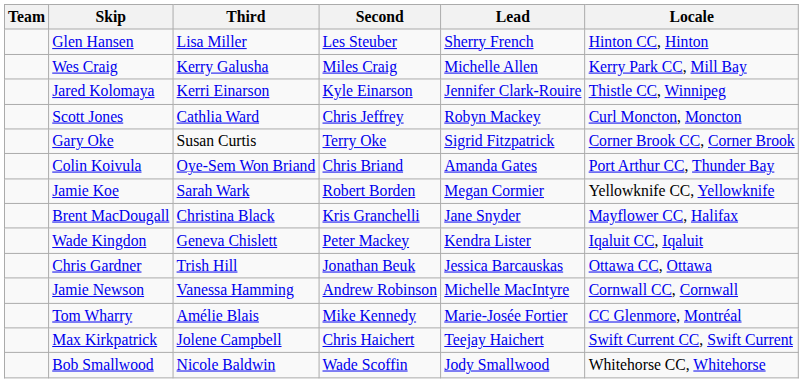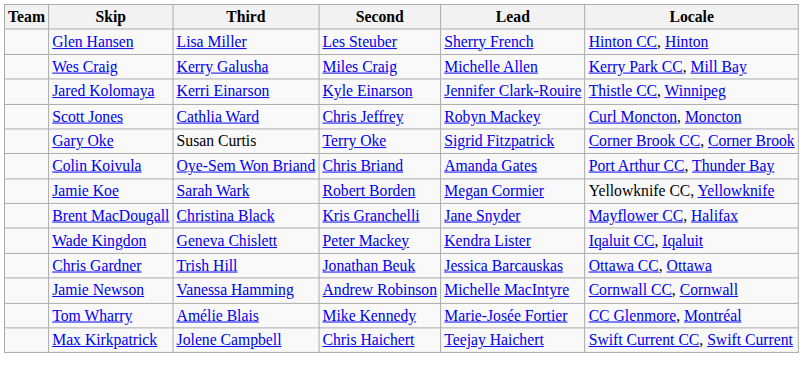- row: (103, 365)
